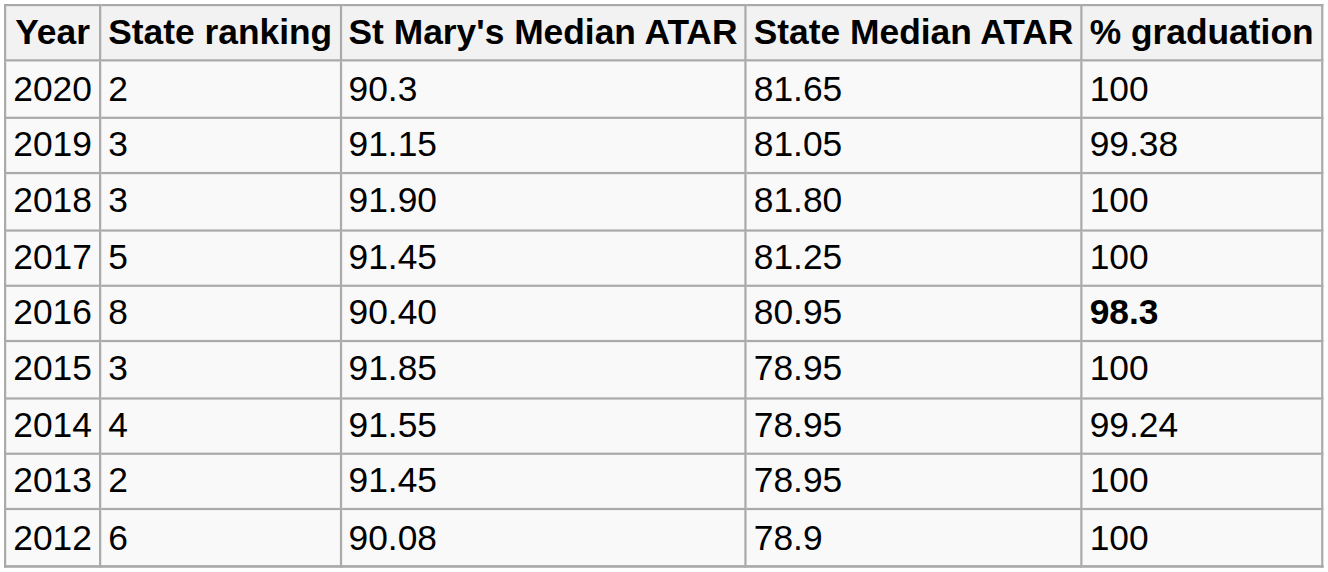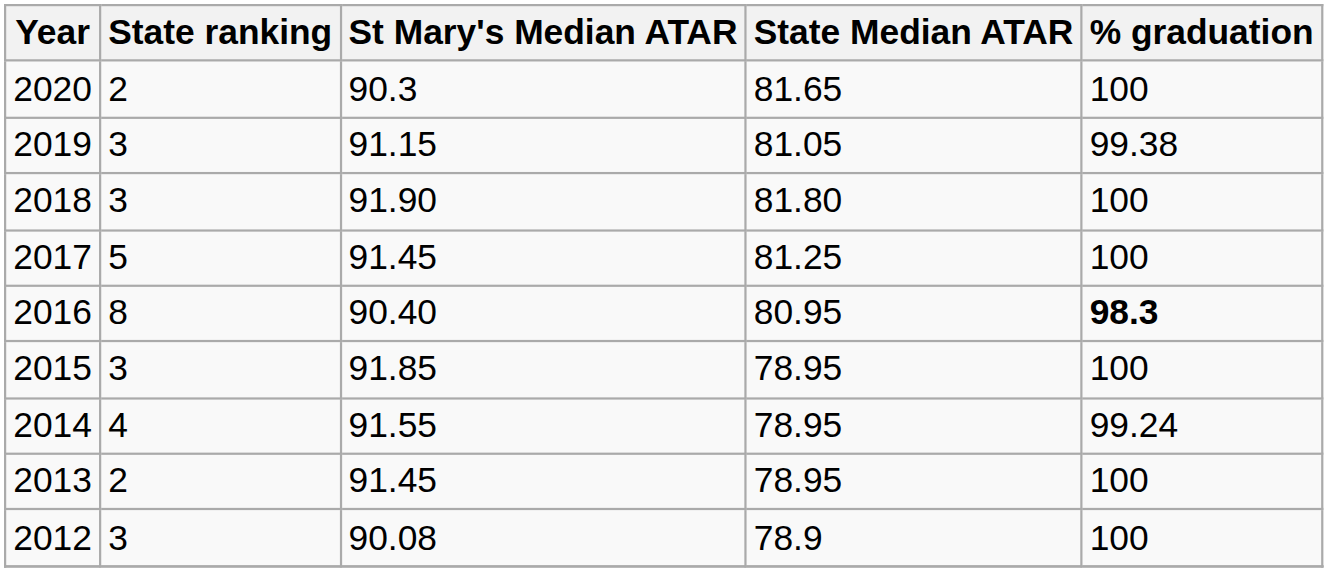(118, 537) 6 -> (118, 537) 3
